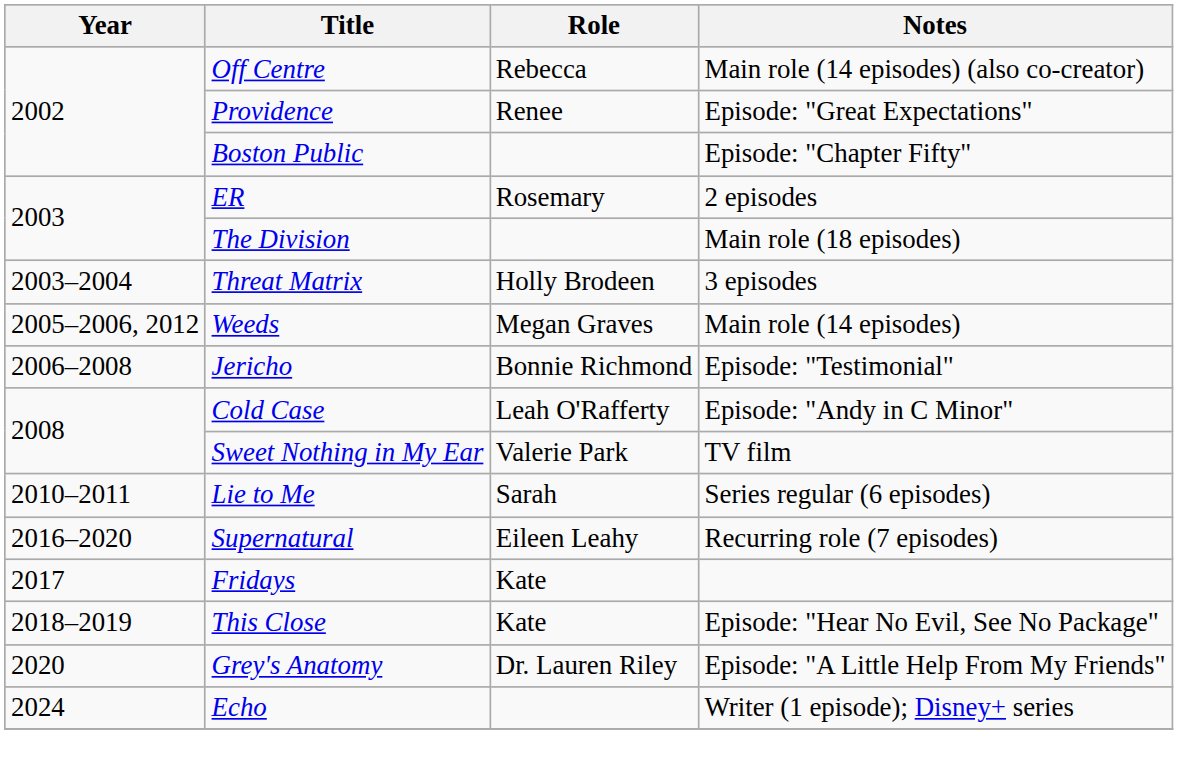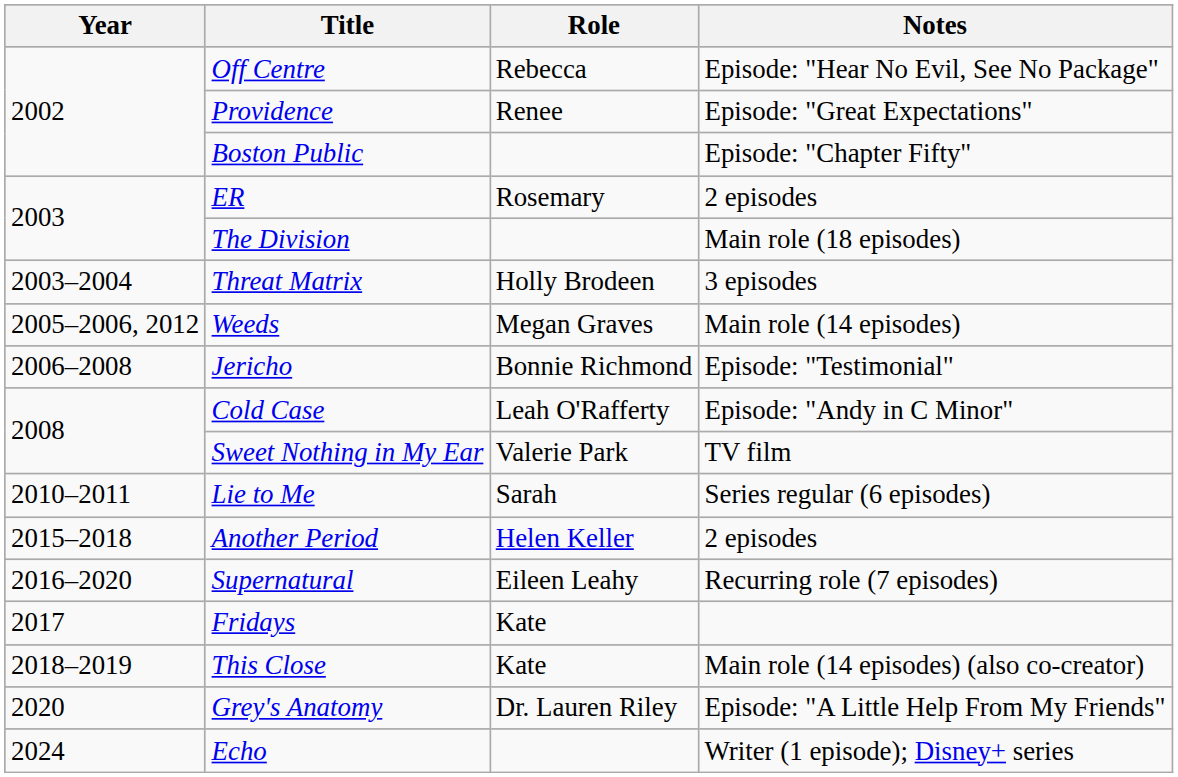(924, 68) Main role (14 episodes) (also co-creator) -> (932, 68) Episode: "Hear No Evil, See No Package"
+ row: (295, 537)
(932, 622) Episode: "Hear No Evil, See No Package" -> (924, 665) Main role (14 episodes) (also co-creator)
